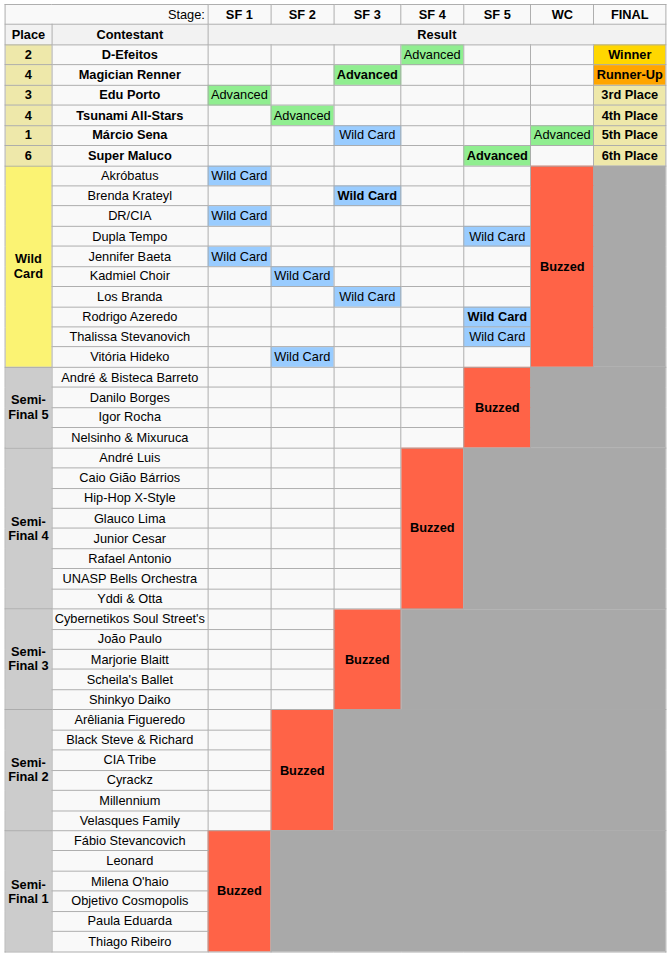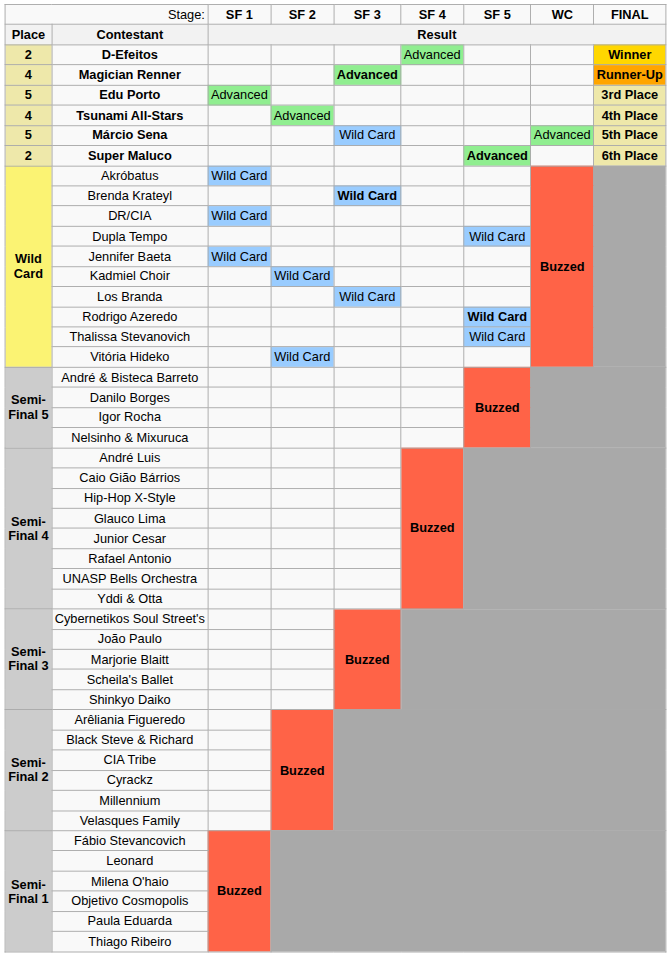(28, 95) 3 -> (28, 95) 5
(28, 135) 1 -> (28, 135) 5
(28, 155) 6 -> (28, 155) 2
